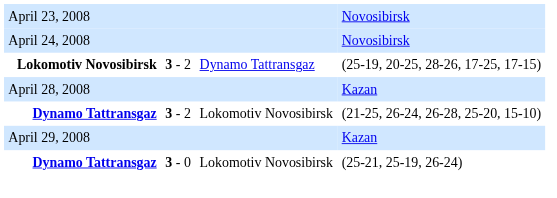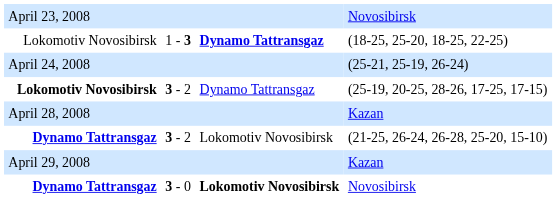+ row: (90, 40)
(376, 40) Novosibirsk -> (408, 64) (25-21, 25-19, 26-24)
(266, 162) normal -> (269, 186) bold
(402, 162) (25-21, 25-19, 26-24) -> (382, 186) Novosibirsk
